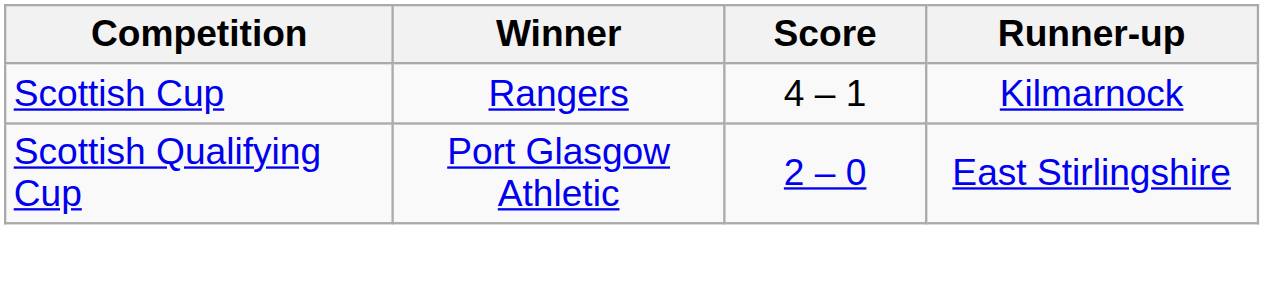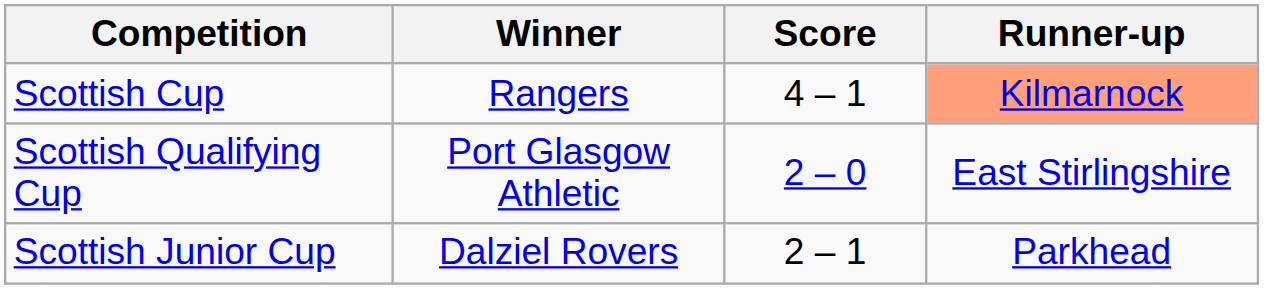(1092, 92) no background -> (1092, 92) lightsalmon background
+ row: (175, 252)
